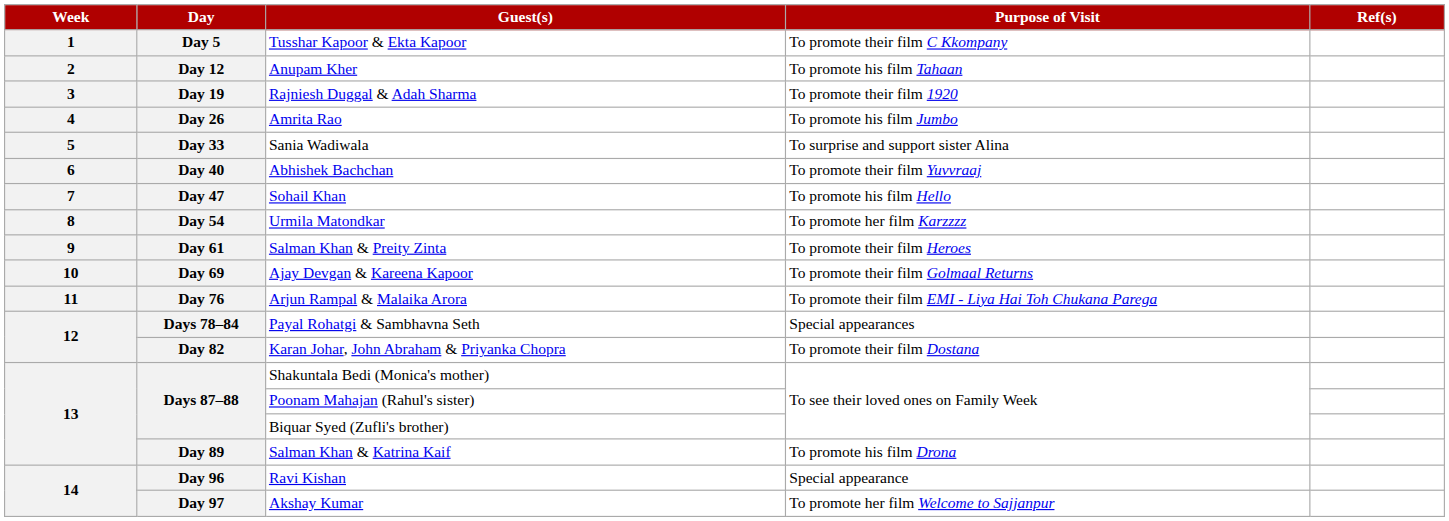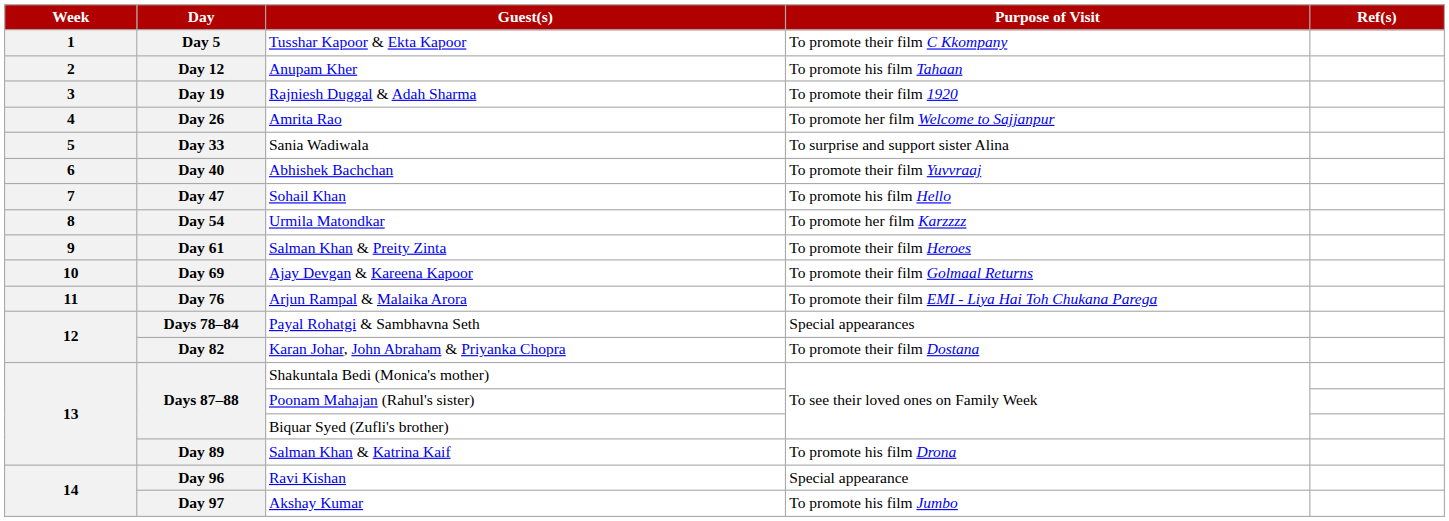(874, 119) To promote his film Jumbo -> (922, 119) To promote her film Welcome to Sajjanpur
(922, 502) To promote her film Welcome to Sajjanpur -> (874, 502) To promote his film Jumbo
